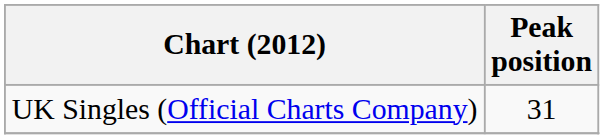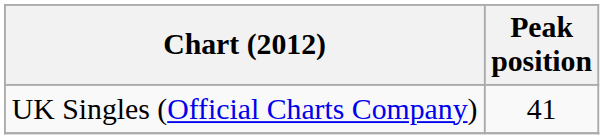(542, 108) 31 -> (542, 108) 41
